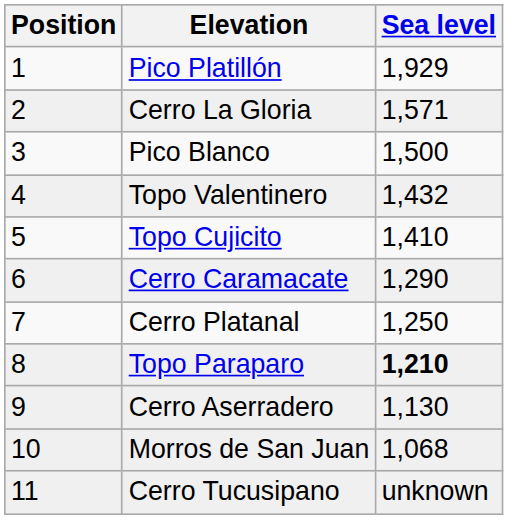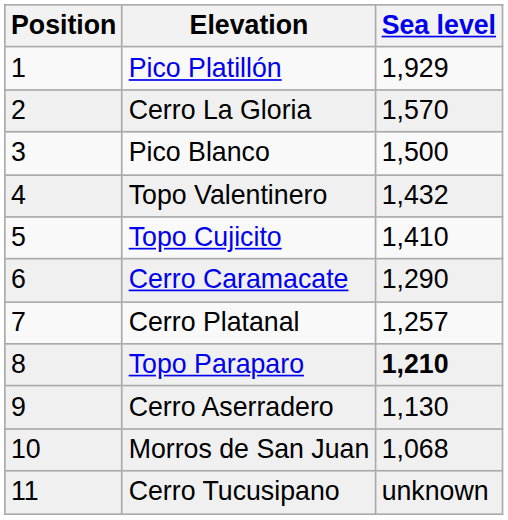(415, 110) 1,571 -> (415, 110) 1,570
(415, 322) 1,250 -> (415, 322) 1,257
